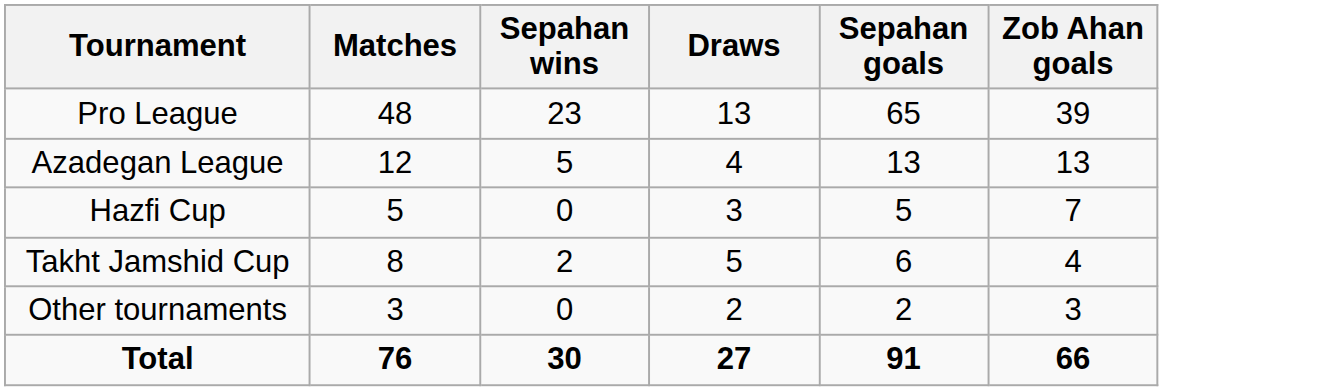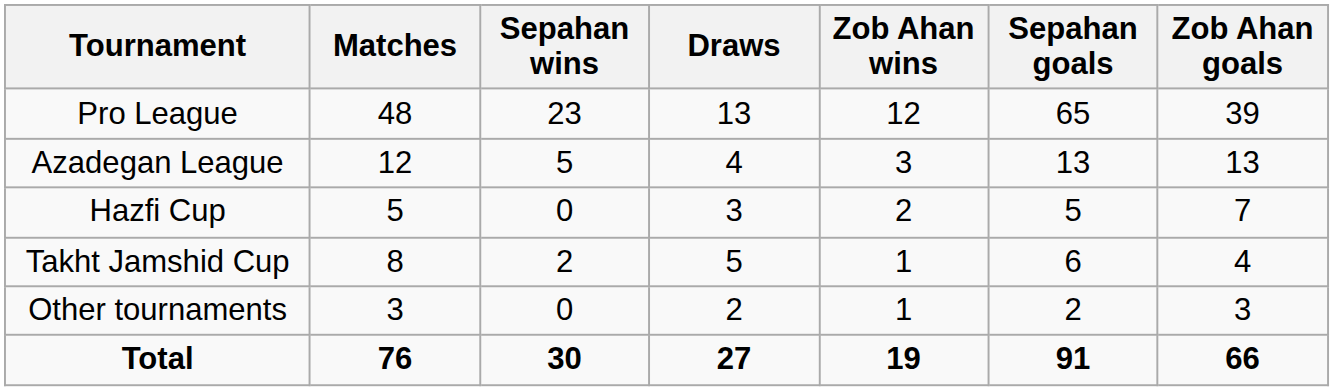+ column: (904, 46)
